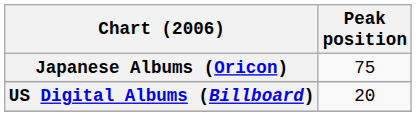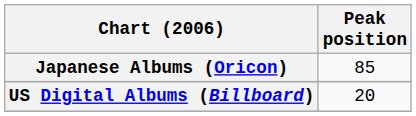(365, 68) 75 -> (365, 68) 85
